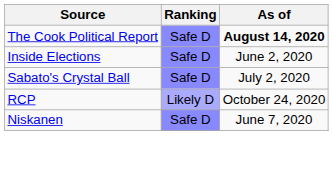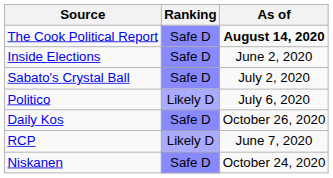+ row: (29, 99)
+ row: (36, 120)
(274, 99) October 24, 2020 -> (274, 141) June 7, 2020
(274, 120) June 7, 2020 -> (274, 162) October 24, 2020
